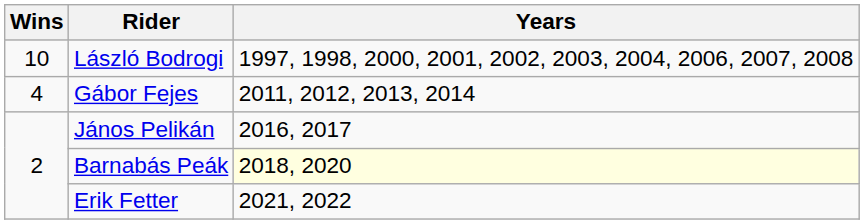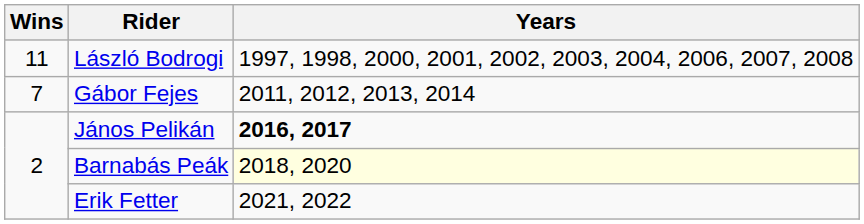(37, 58) 10 -> (37, 58) 11
(37, 93) 4 -> (37, 93) 7
(295, 129) normal -> (295, 129) bold
